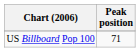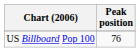(116, 39) 71 -> (116, 39) 76
